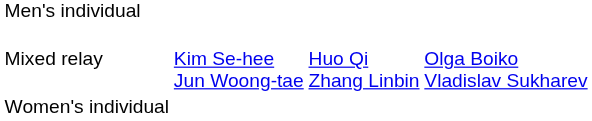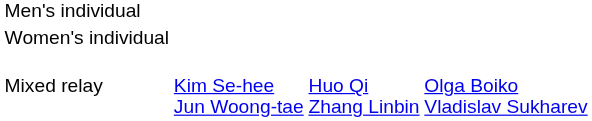rows swapped: (87, 107) <-> (54, 59)
